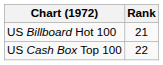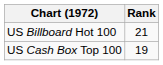(141, 50) 22 -> (141, 50) 19
